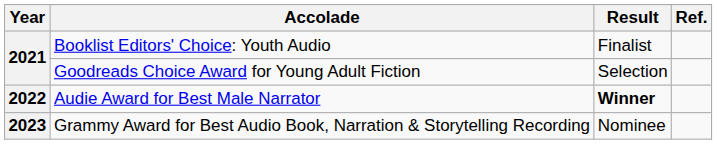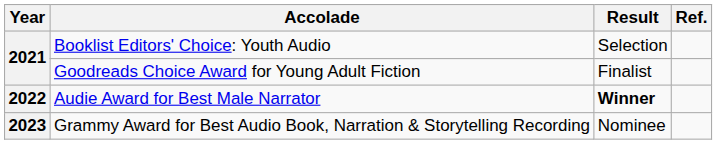(625, 44) Finalist -> (633, 44) Selection
(633, 71) Selection -> (625, 71) Finalist
